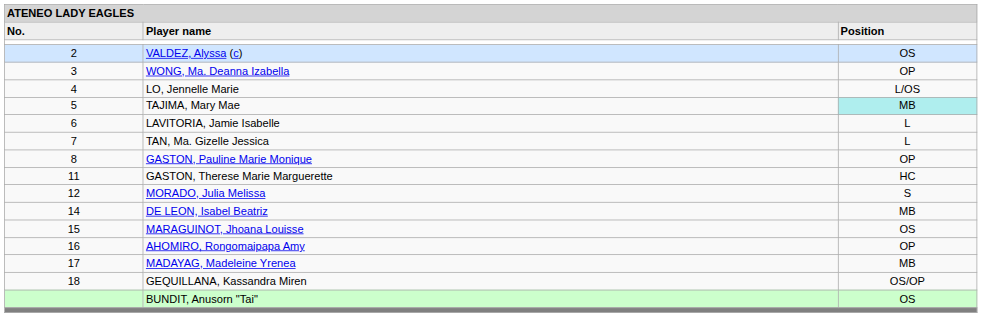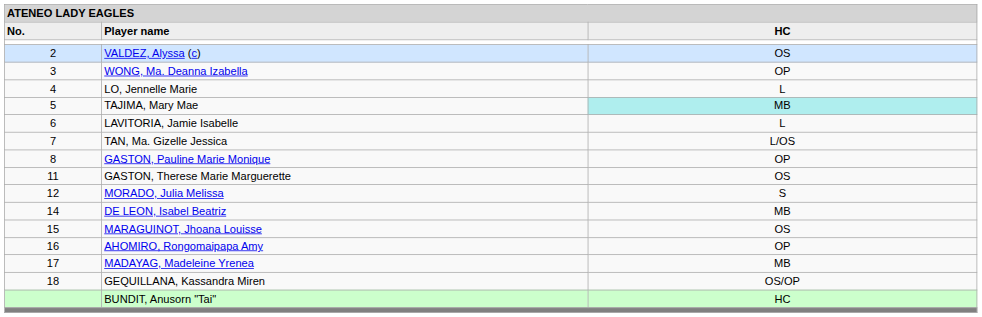(862, 31) Position -> (782, 31) HC
(907, 89) L/OS -> (782, 89) L
(907, 141) L -> (782, 141) L/OS
(907, 176) HC -> (782, 176) OS
(907, 299) OS -> (782, 299) HC
